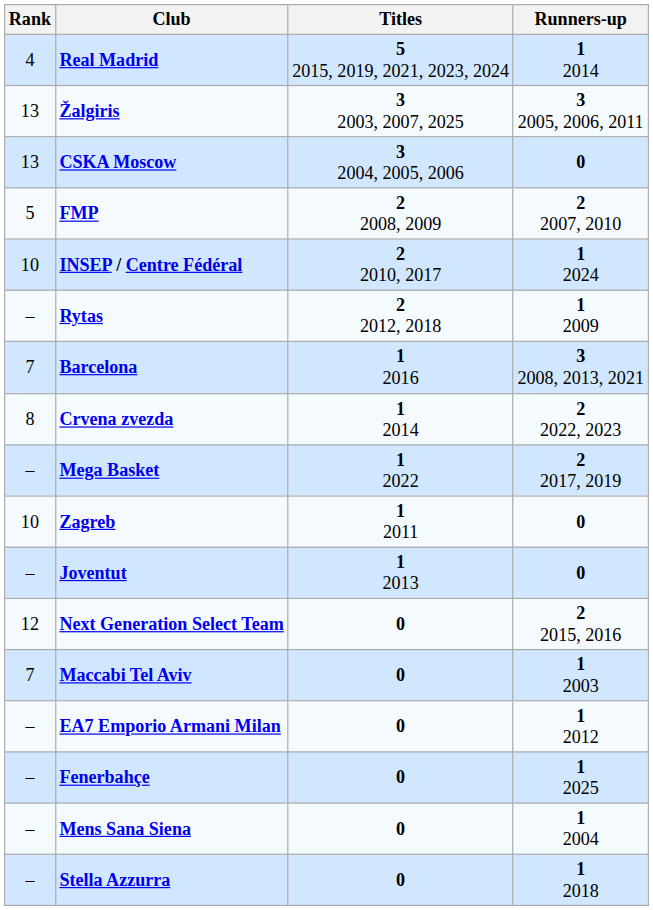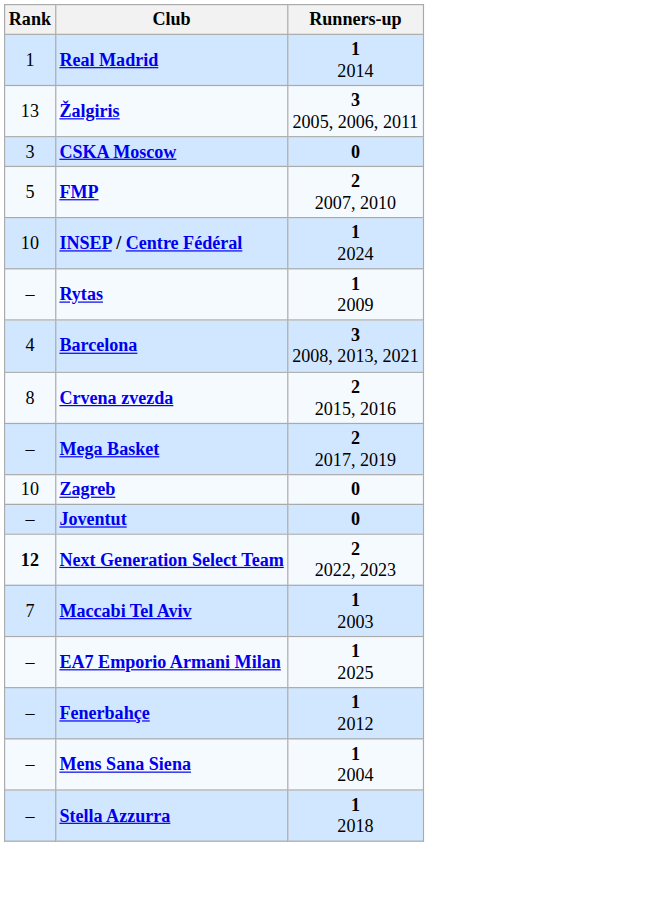- column: (401, 19)
(30, 60) 4 -> (30, 60) 1
(30, 162) 13 -> (30, 151) 3
(30, 367) 7 -> (30, 346) 4
(581, 418) 2 2022, 2023 -> (355, 397) 2 2015, 2016
(30, 623) normal -> (30, 559) bold
(581, 623) 2 2015, 2016 -> (355, 559) 2 2022, 2023
(581, 726) 1 2012 -> (355, 662) 1 2025
(581, 777) 1 2025 -> (355, 713) 1 2012
